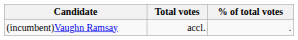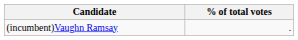- column: (177, 12)
